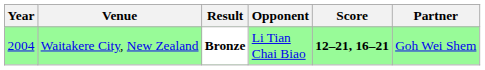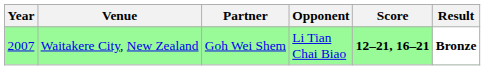columns swapped: (436, 15) <-> (225, 15)
(21, 45) 2004 -> (21, 45) 2007
